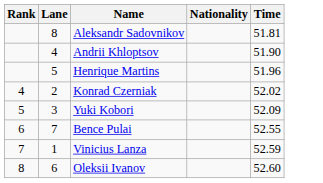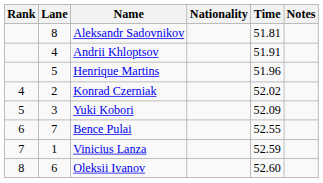+ column: (301, 14)
(267, 52) 51.90 -> (267, 52) 51.91
